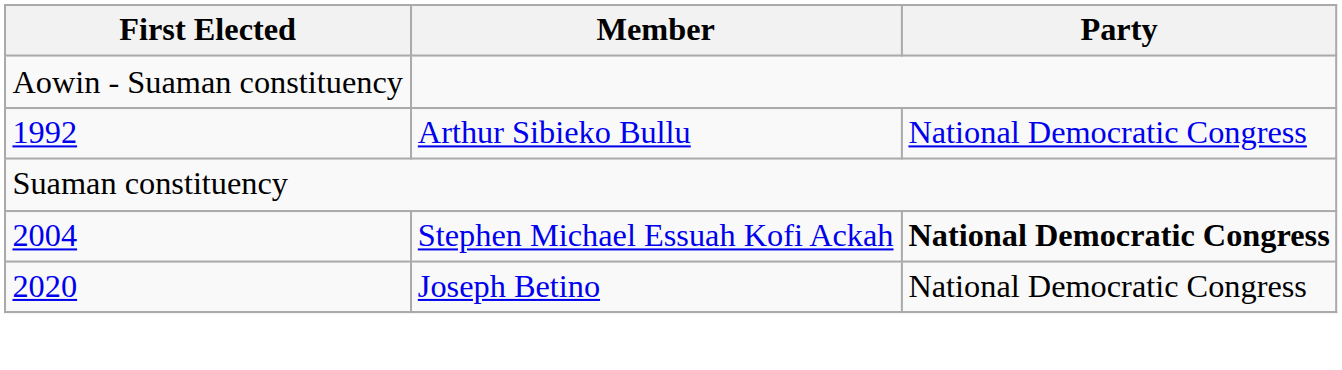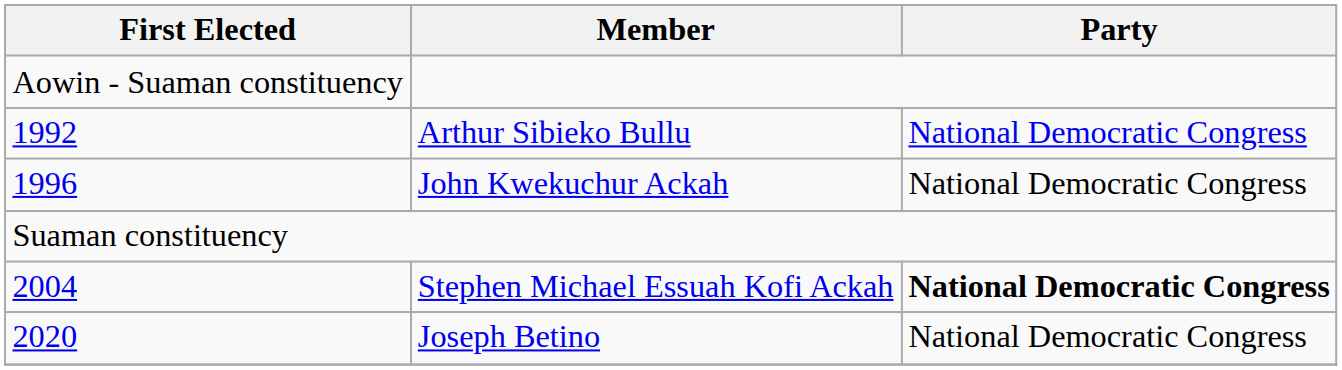+ row: (45, 183)
